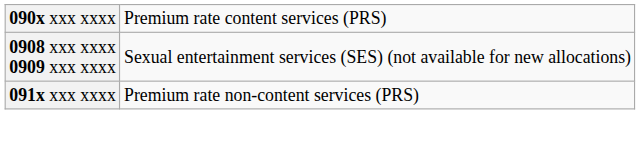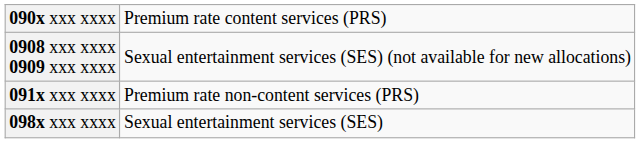+ row: (63, 123)
